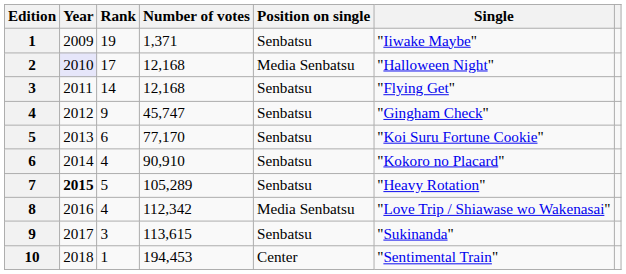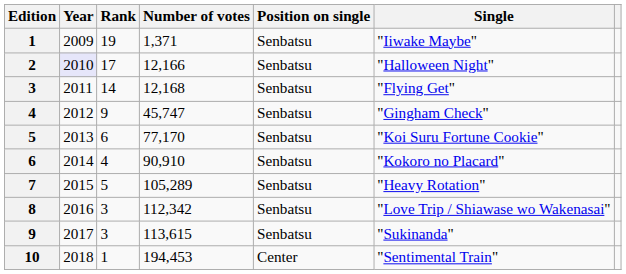(164, 64) 12,168 -> (164, 64) 12,166
(306, 64) Media Senbatsu -> (284, 64) Senbatsu
(78, 185) bold -> (78, 185) normal
(104, 209) 4 -> (104, 209) 3
(306, 209) Media Senbatsu -> (284, 209) Senbatsu
